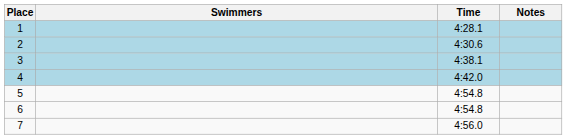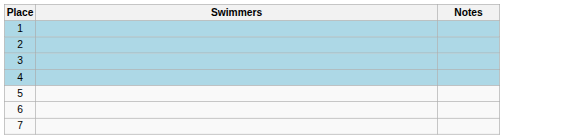- column: (468, 12)
